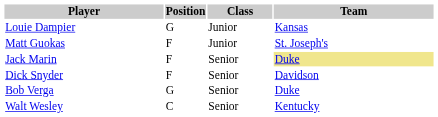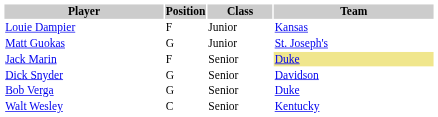(170, 27) G -> (169, 27) F
(169, 43) F -> (170, 43) G
(169, 75) F -> (170, 75) G
